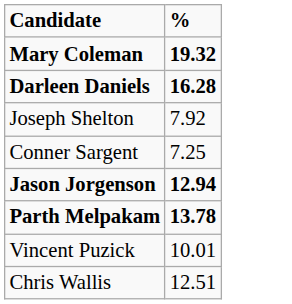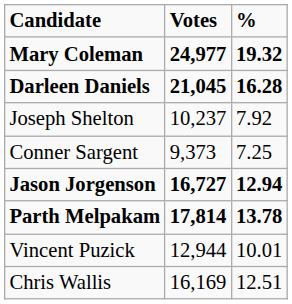+ column: (193, 20)
